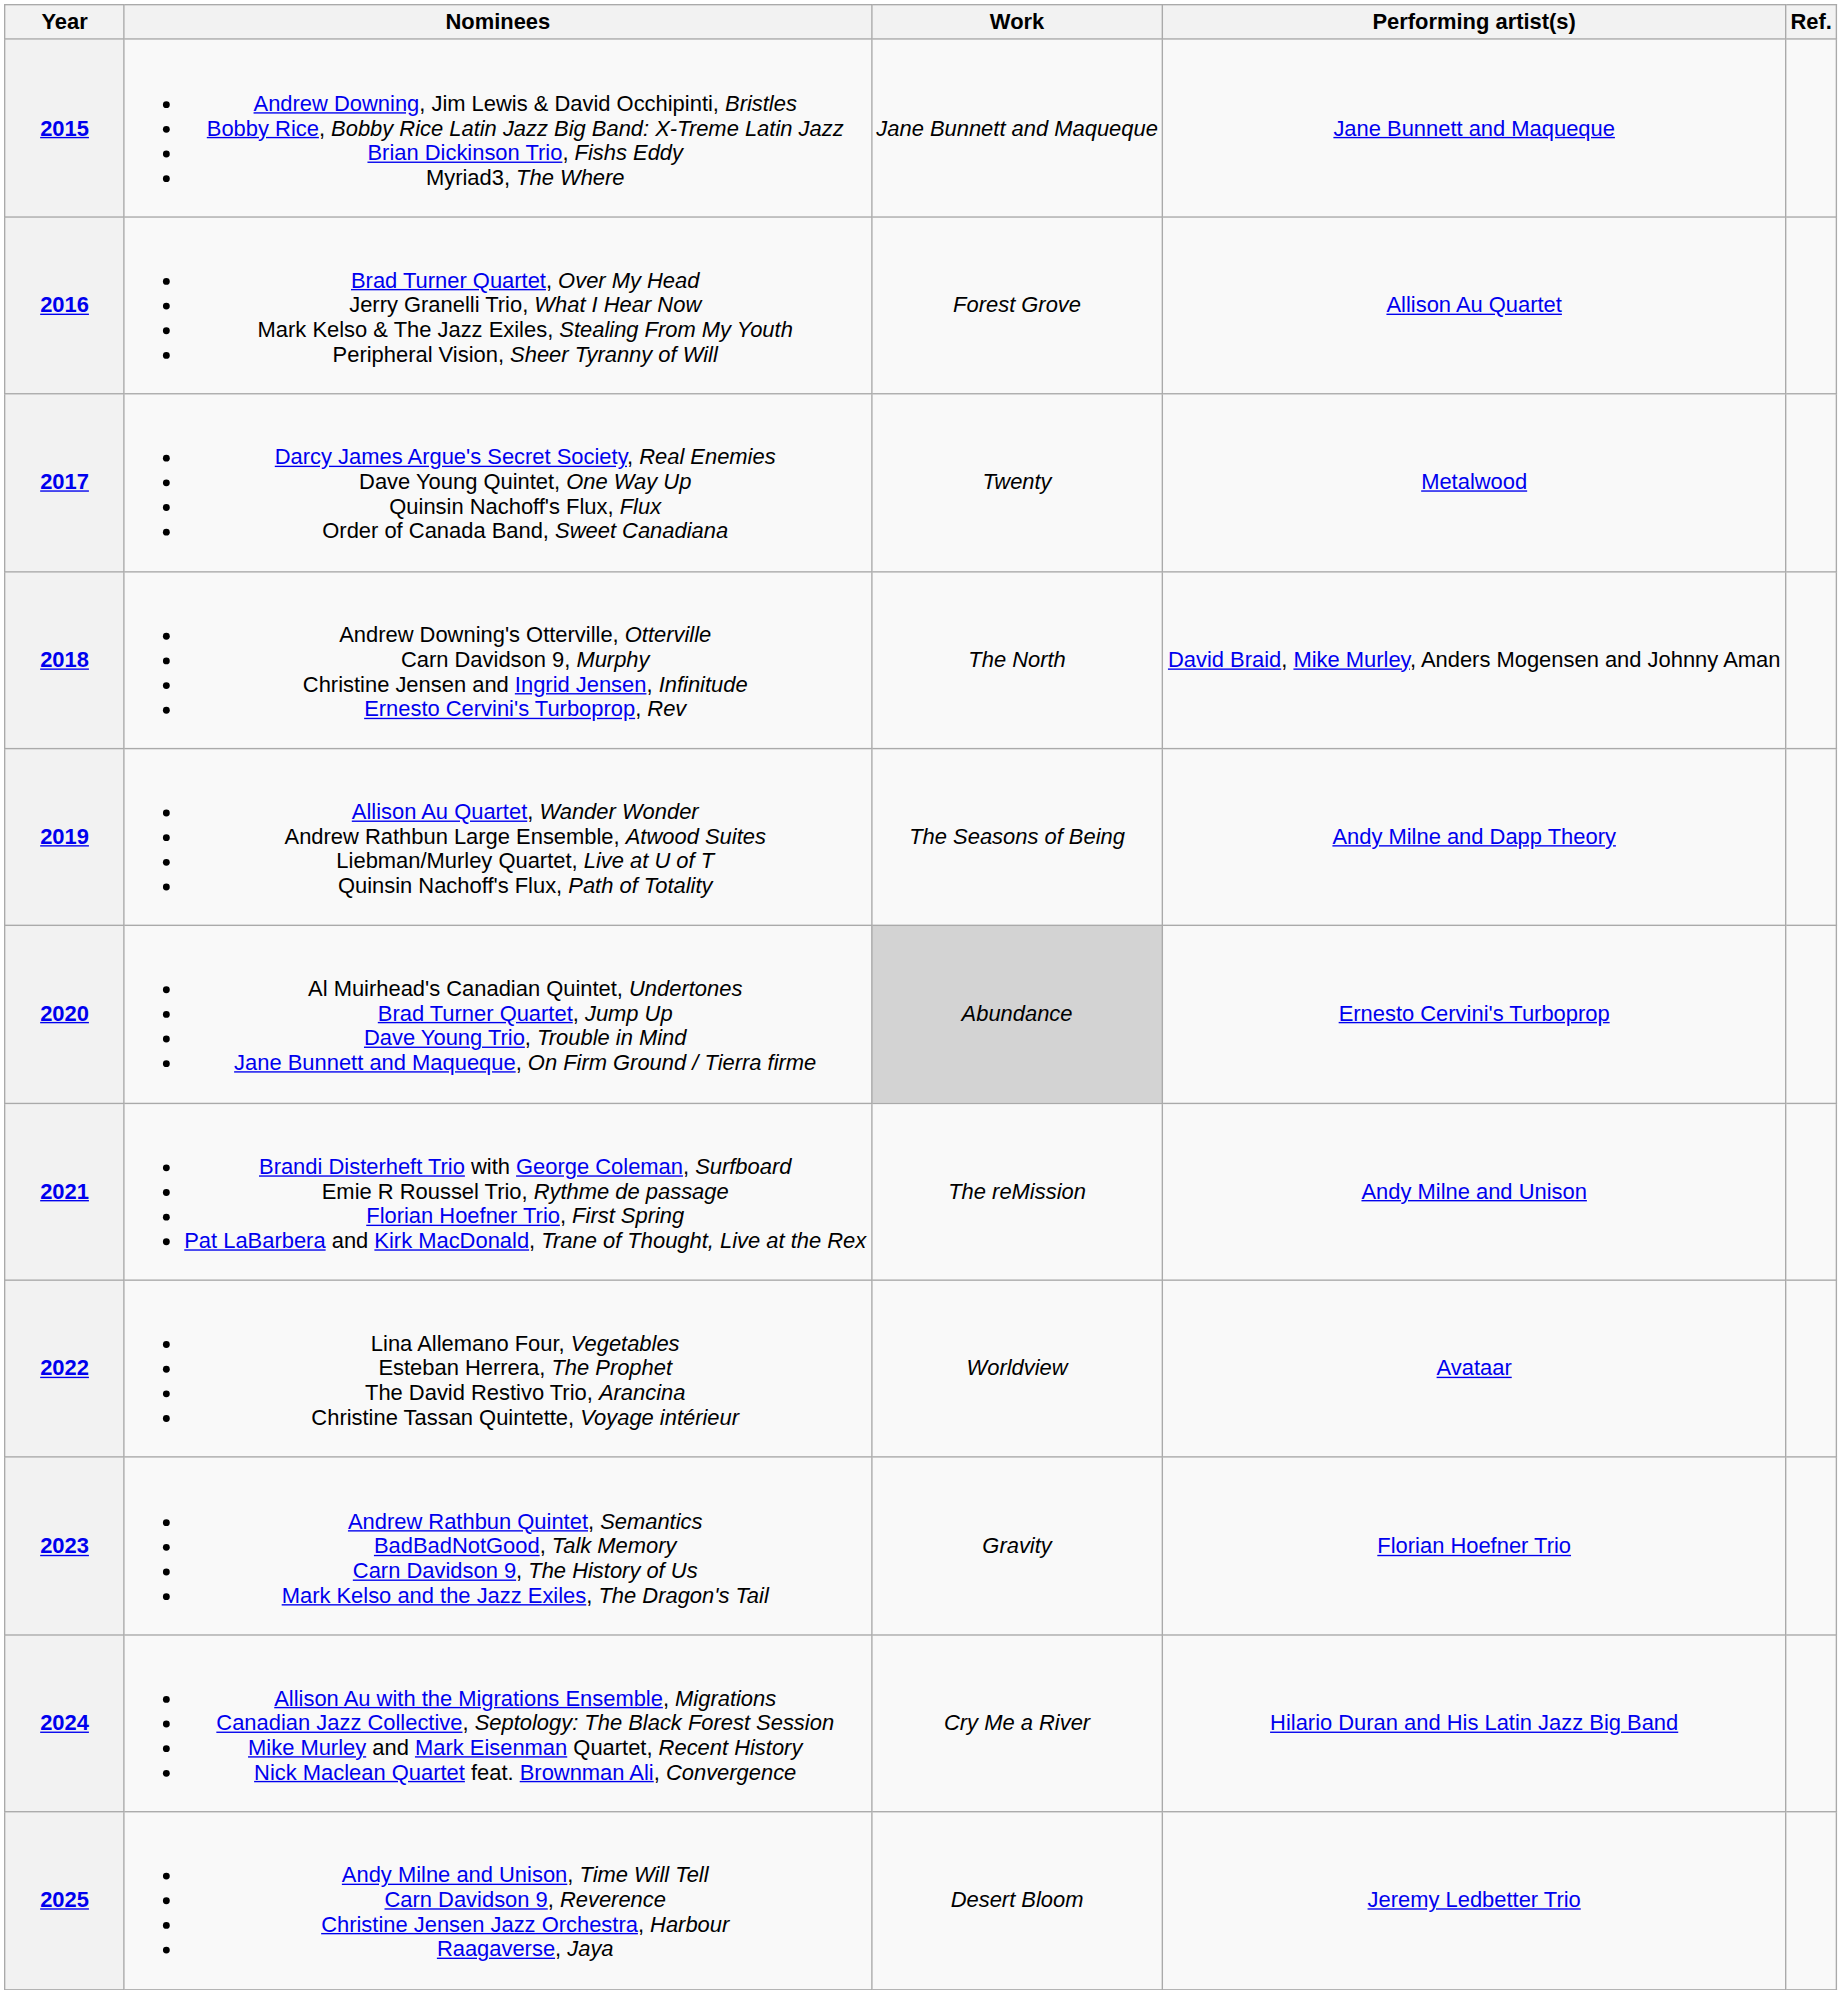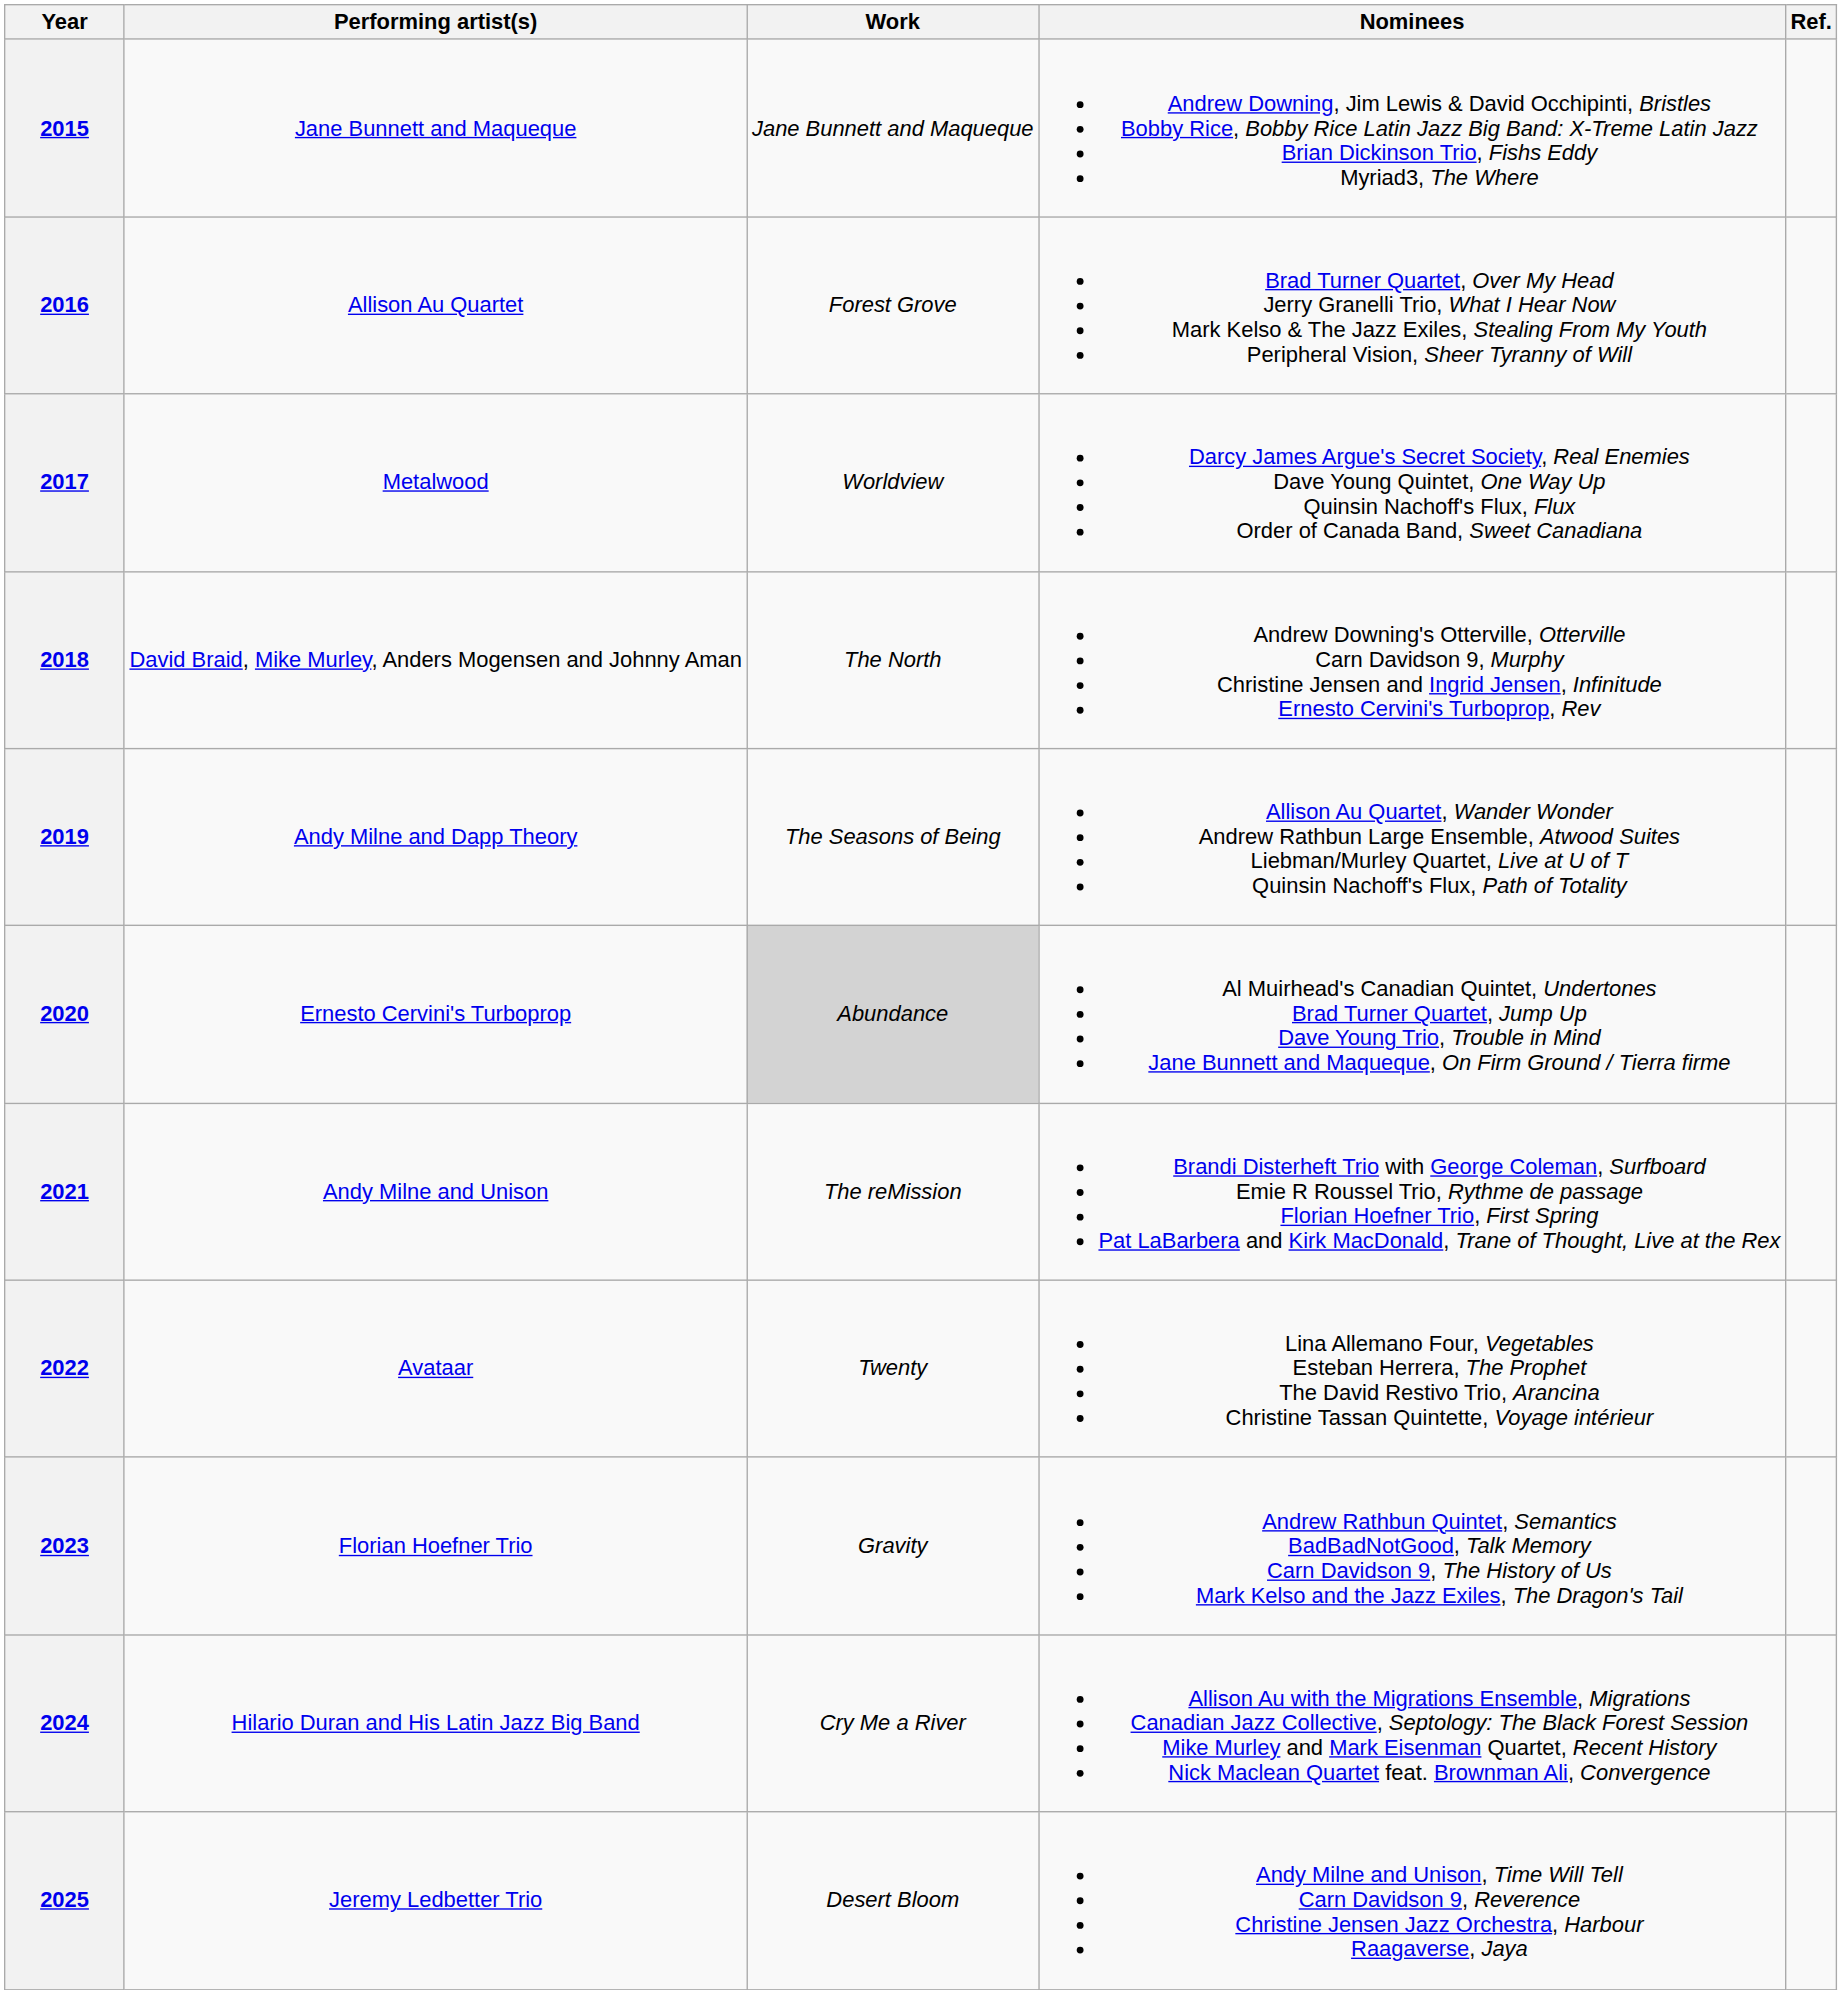columns swapped: (1474, 21) <-> (498, 21)
(1017, 482) Twenty -> (893, 482) Worldview
(1017, 1368) Worldview -> (893, 1368) Twenty
